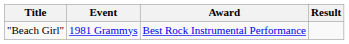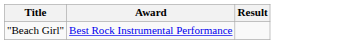- column: (103, 13)
